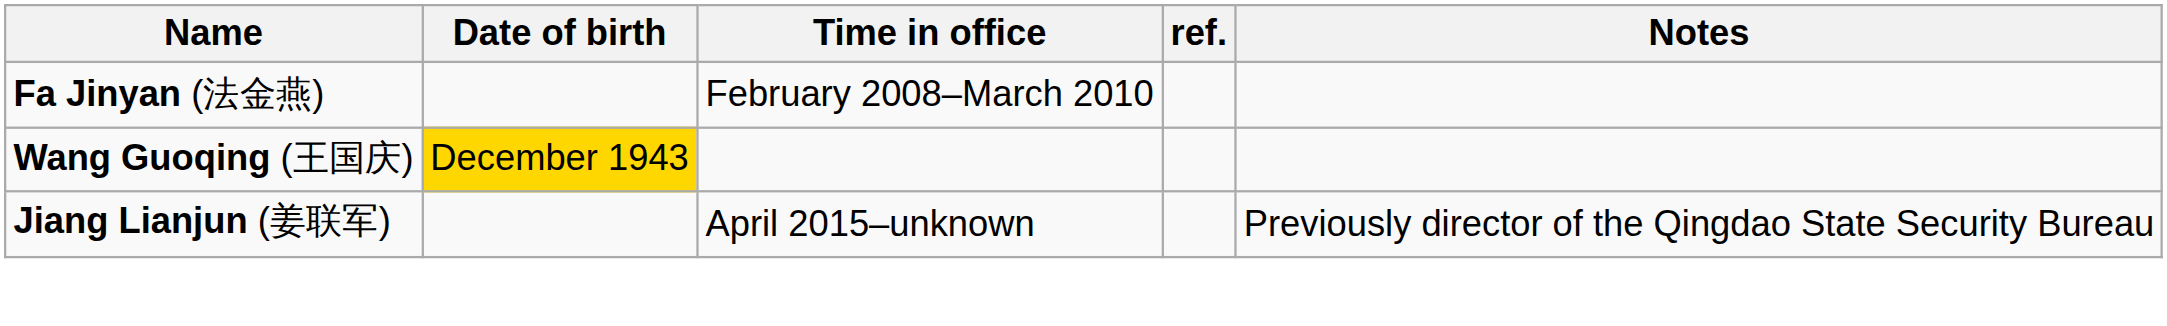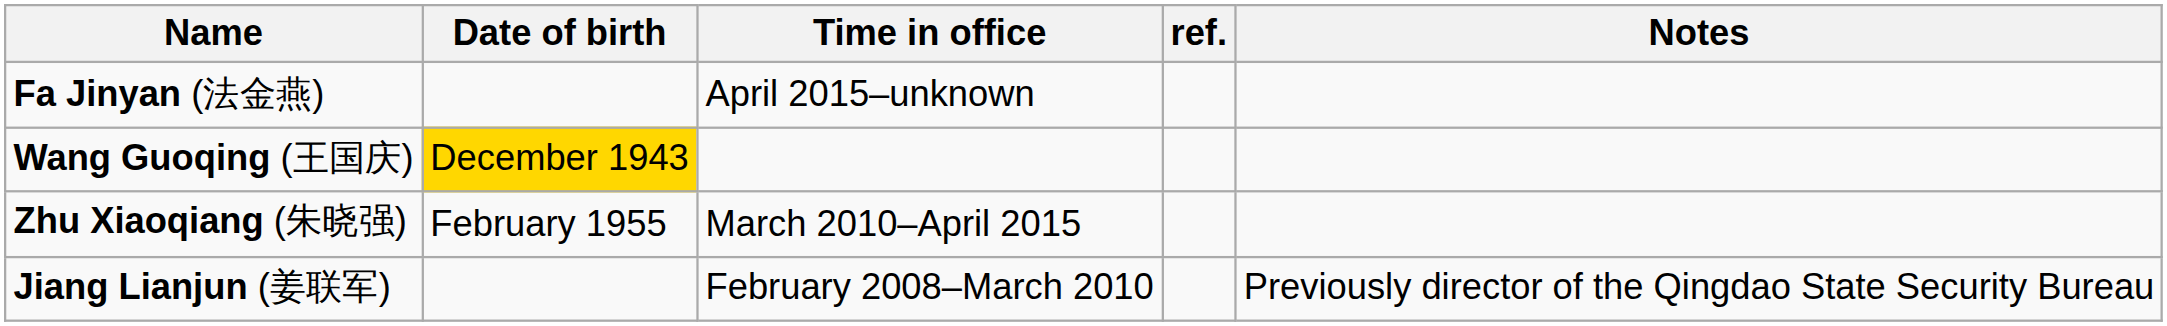(930, 94) February 2008–March 2010 -> (870, 94) April 2015–unknown
+ row: (210, 221)
(870, 223) April 2015–unknown -> (930, 287) February 2008–March 2010
